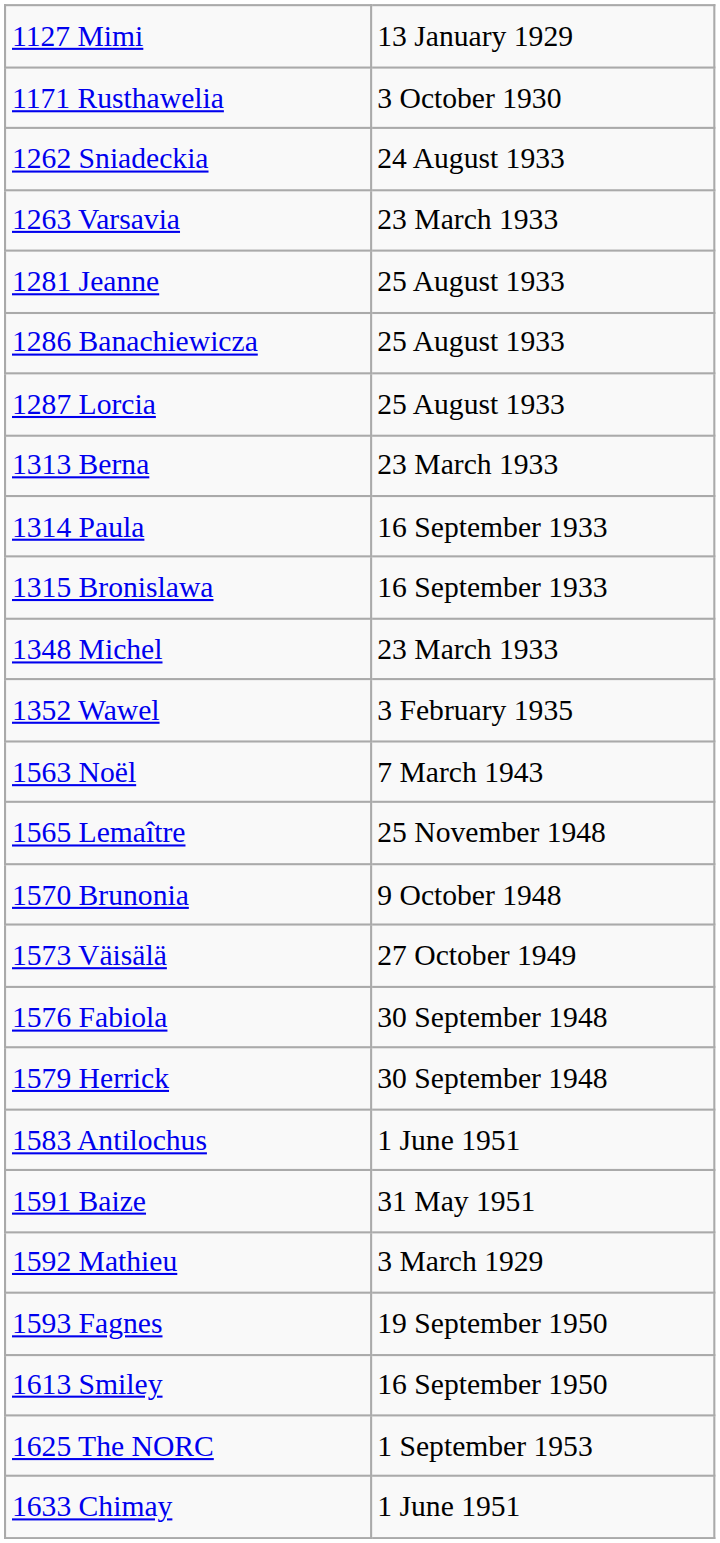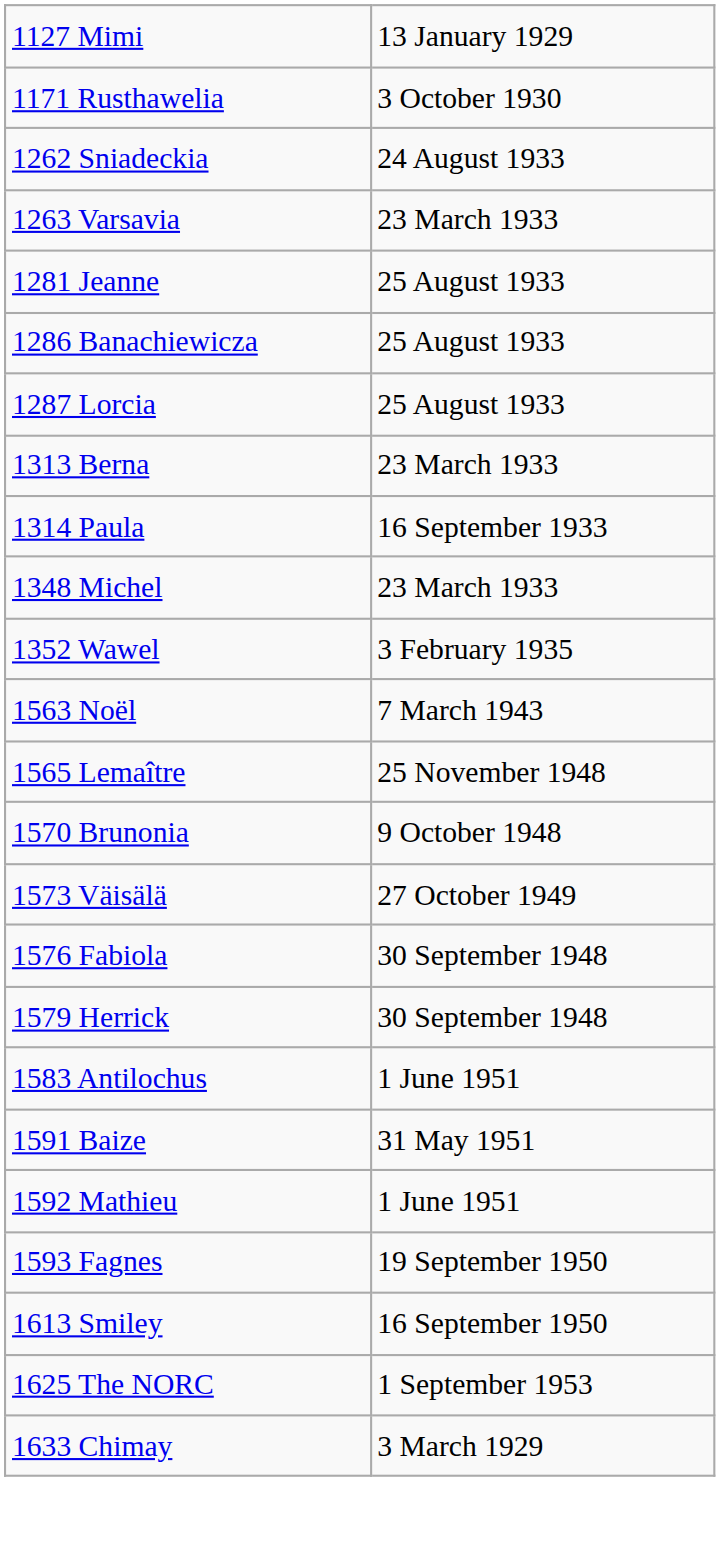- row: (113, 587)
(460, 1261) 3 March 1929 -> (449, 1200) 1 June 1951
(449, 1507) 1 June 1951 -> (460, 1445) 3 March 1929
